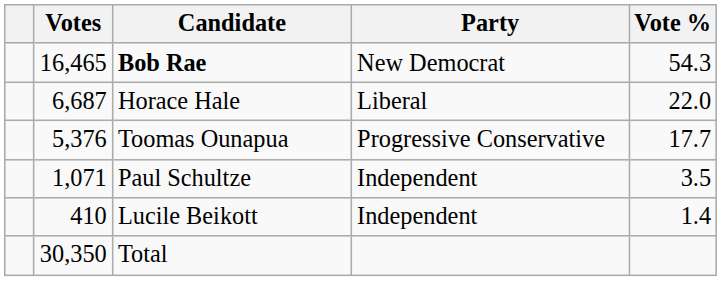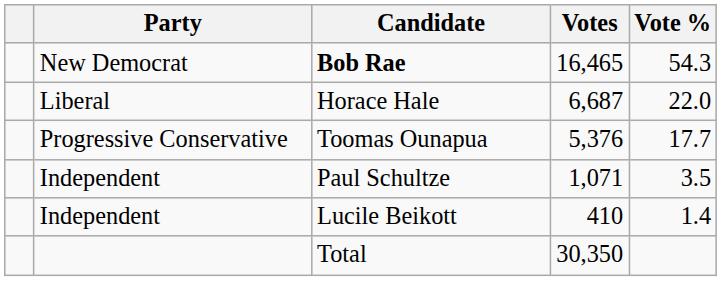columns swapped: (490, 23) <-> (73, 23)
